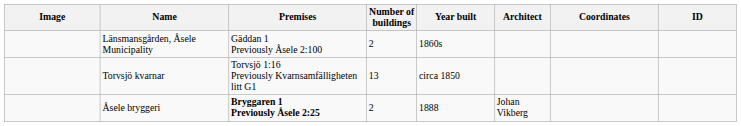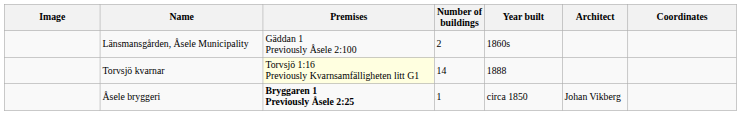- column: (697, 17)
(294, 76) no background -> (342, 70) lightyellow background
(374, 76) 13 -> (441, 70) 14
(439, 76) circa 1850 -> (497, 70) 1888
(371, 108) 2 -> (439, 97) 1
(429, 108) 1888 -> (507, 97) circa 1850
